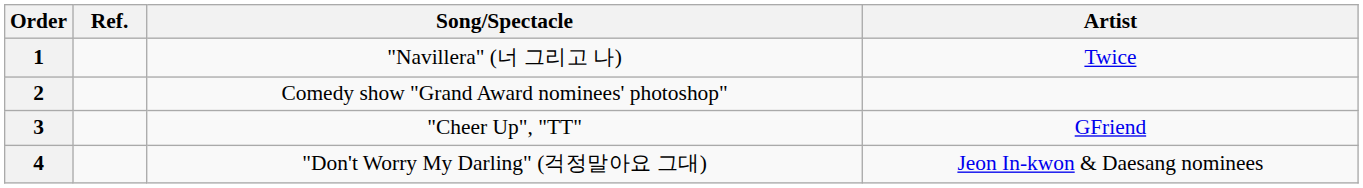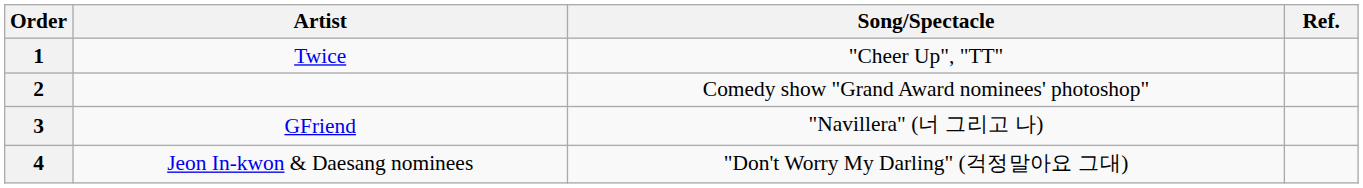columns swapped: (1110, 21) <-> (109, 21)
(505, 56) "Navillera" (너 그리고 나) -> (926, 55) "Cheer Up", "TT"
(505, 127) "Cheer Up", "TT" -> (926, 124) "Navillera" (너 그리고 나)
